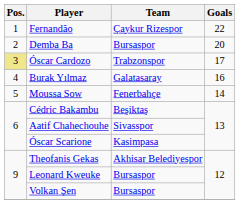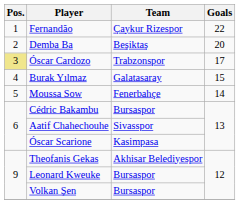(134, 45) Bursaspor -> (131, 45) Beşiktaş
(220, 77) 16 -> (220, 77) 15
(131, 110) Beşiktaş -> (134, 110) Bursaspor
